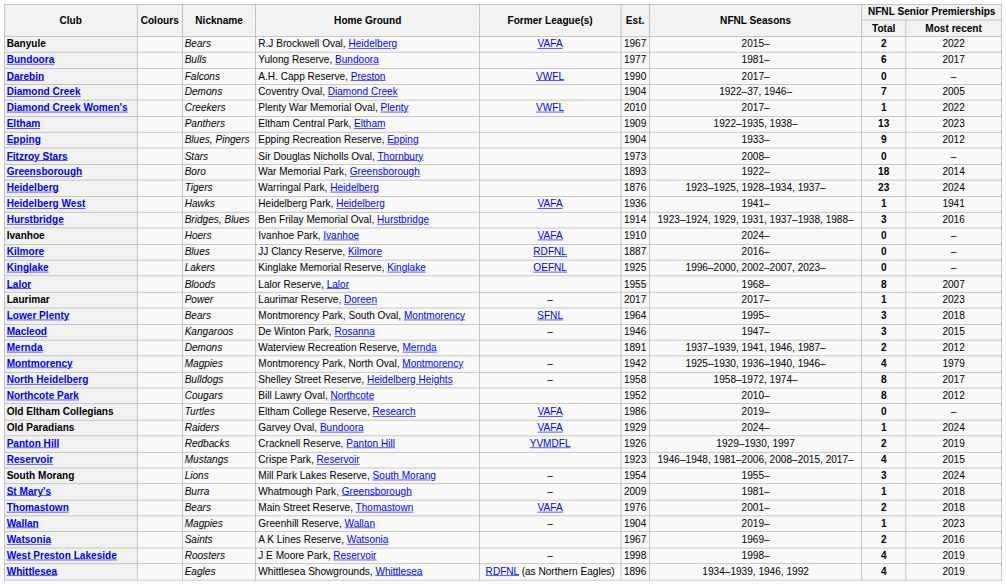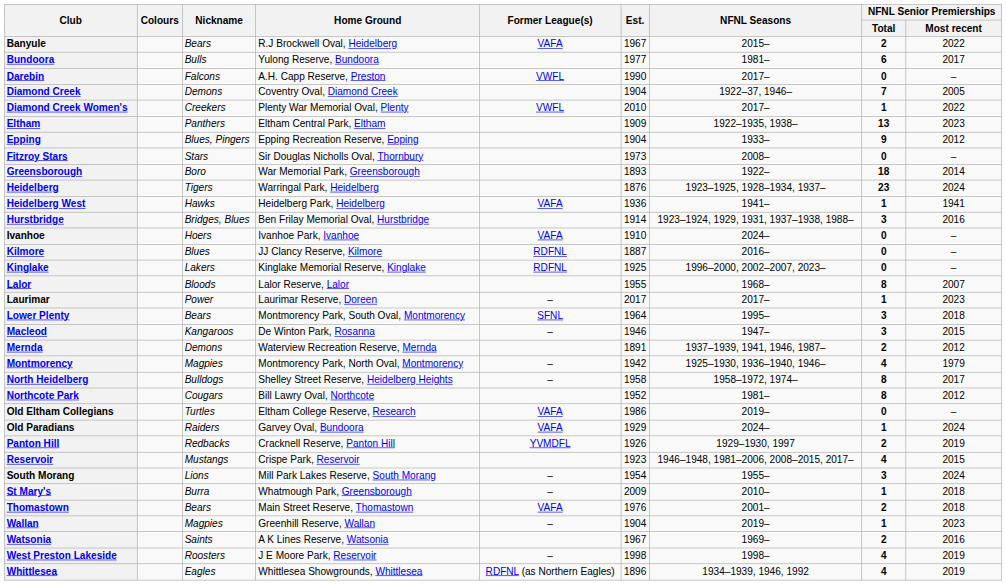(550, 268) OEFNL -> (550, 268) RDFNL
(756, 396) 2010– -> (756, 396) 1981–
(756, 492) 1981– -> (756, 492) 2010–
